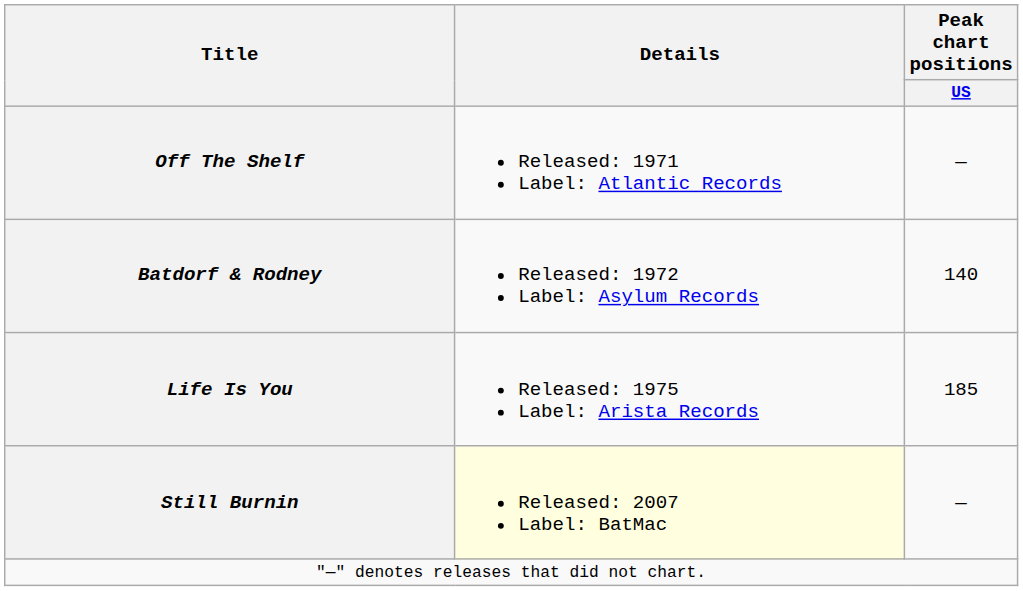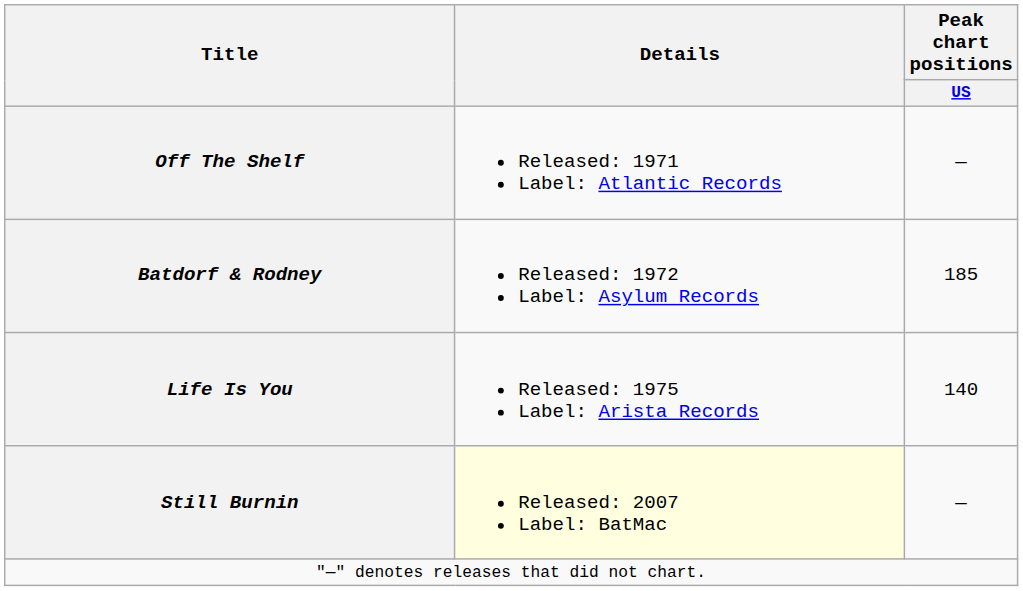(961, 276) 140 -> (961, 276) 185
(961, 389) 185 -> (961, 389) 140
